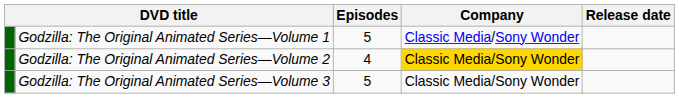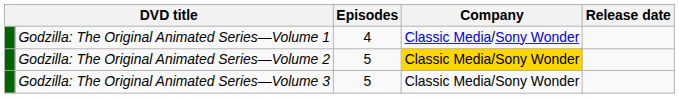(367, 37) 5 -> (367, 37) 4
(367, 59) 4 -> (367, 59) 5
